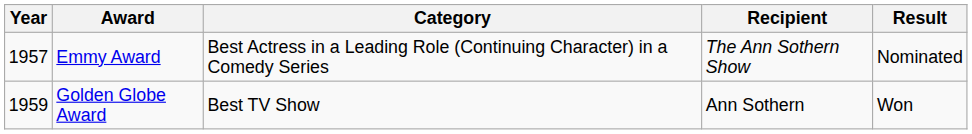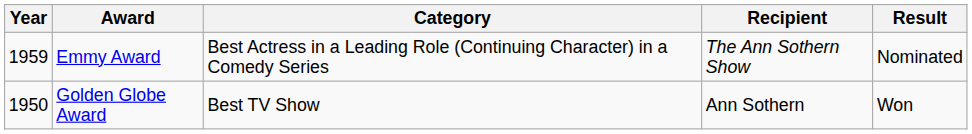(28, 56) 1957 -> (28, 56) 1959
(28, 104) 1959 -> (28, 104) 1950
